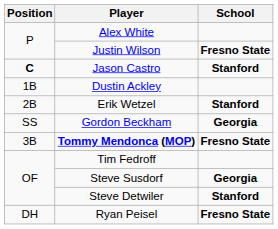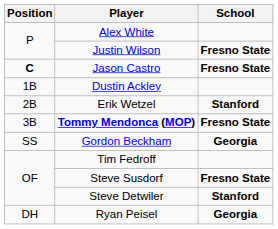(235, 68) Stanford -> (235, 68) Fresno State
rows swapped: (126, 141) <-> (126, 123)
(235, 178) Georgia -> (235, 178) Fresno State
(235, 214) Fresno State -> (235, 214) Georgia
